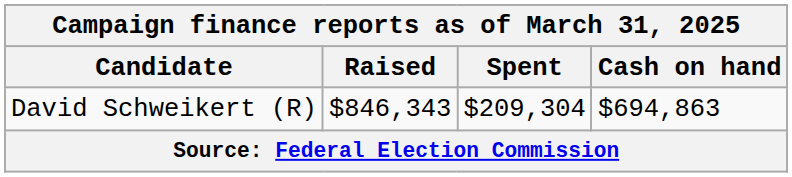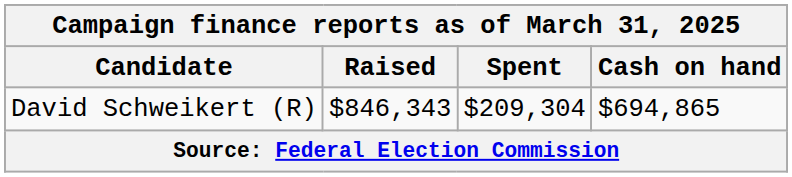(659, 109) $694,863 -> (659, 109) $694,865
